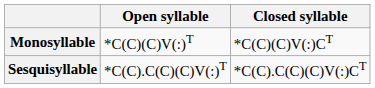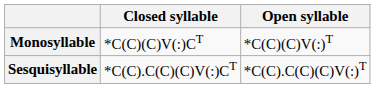columns swapped: (166, 16) <-> (300, 16)
